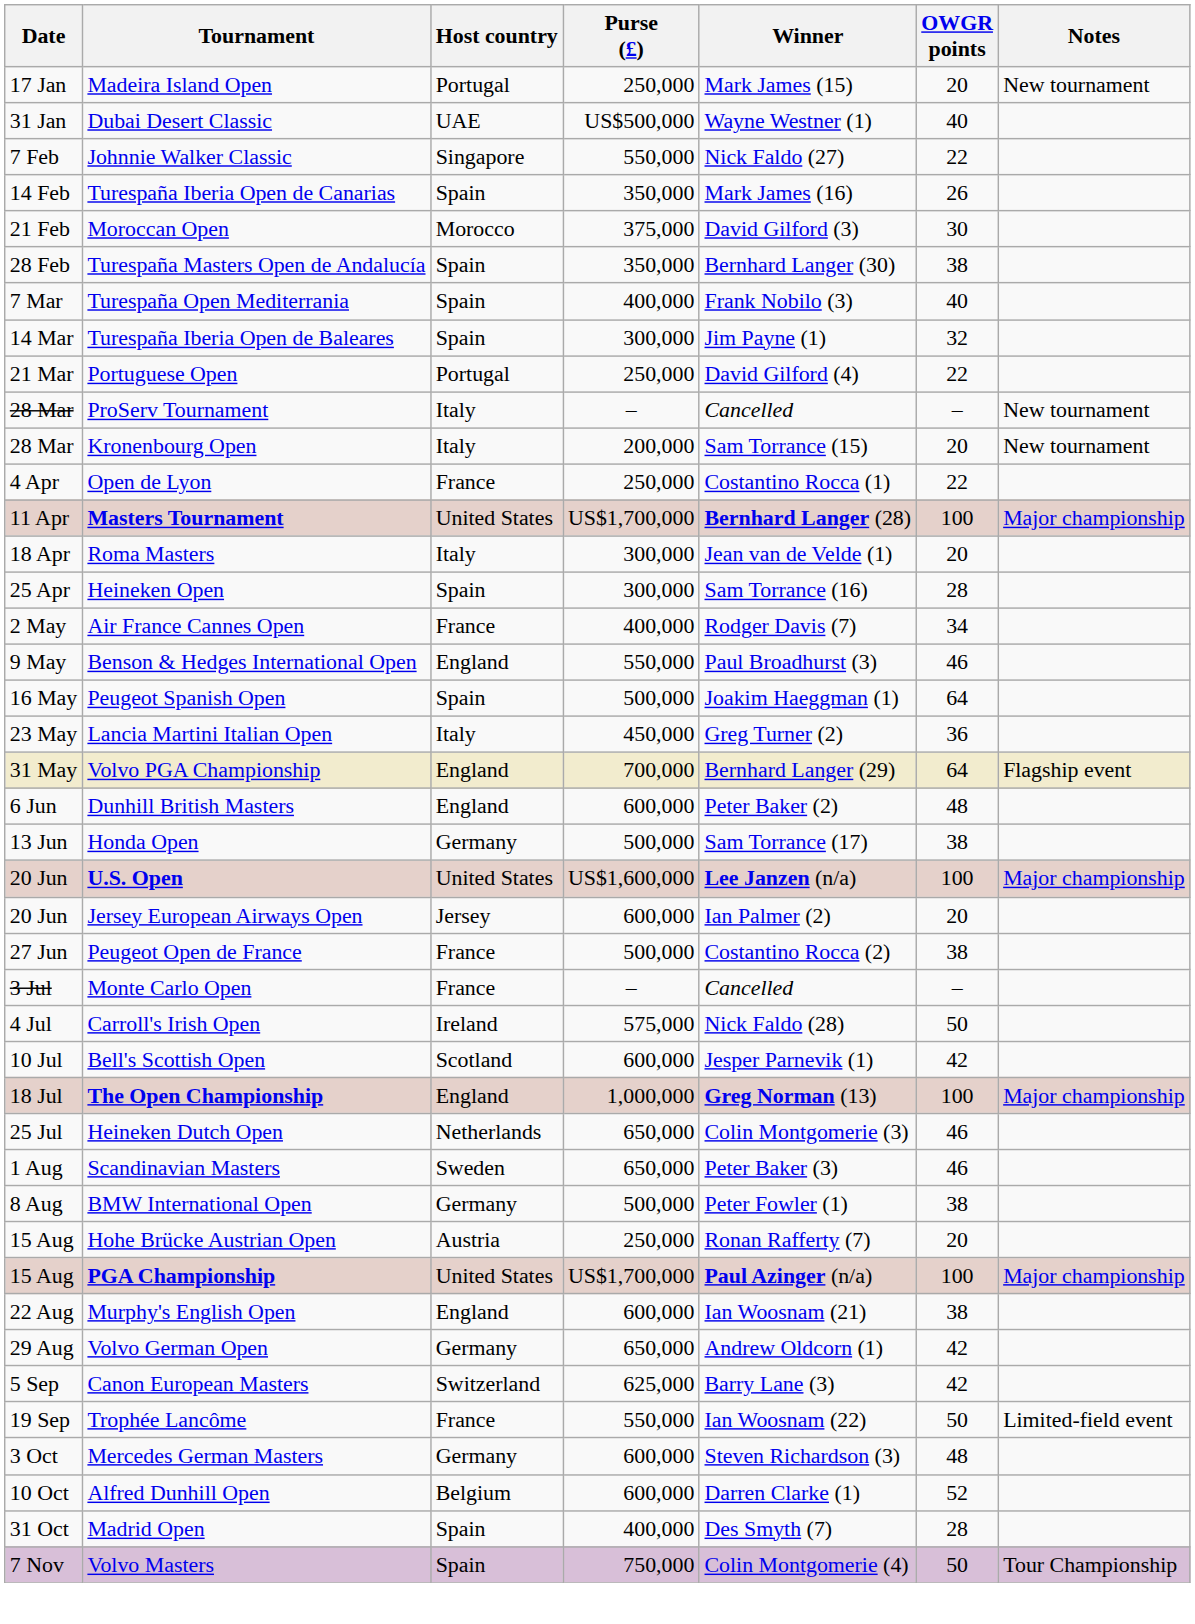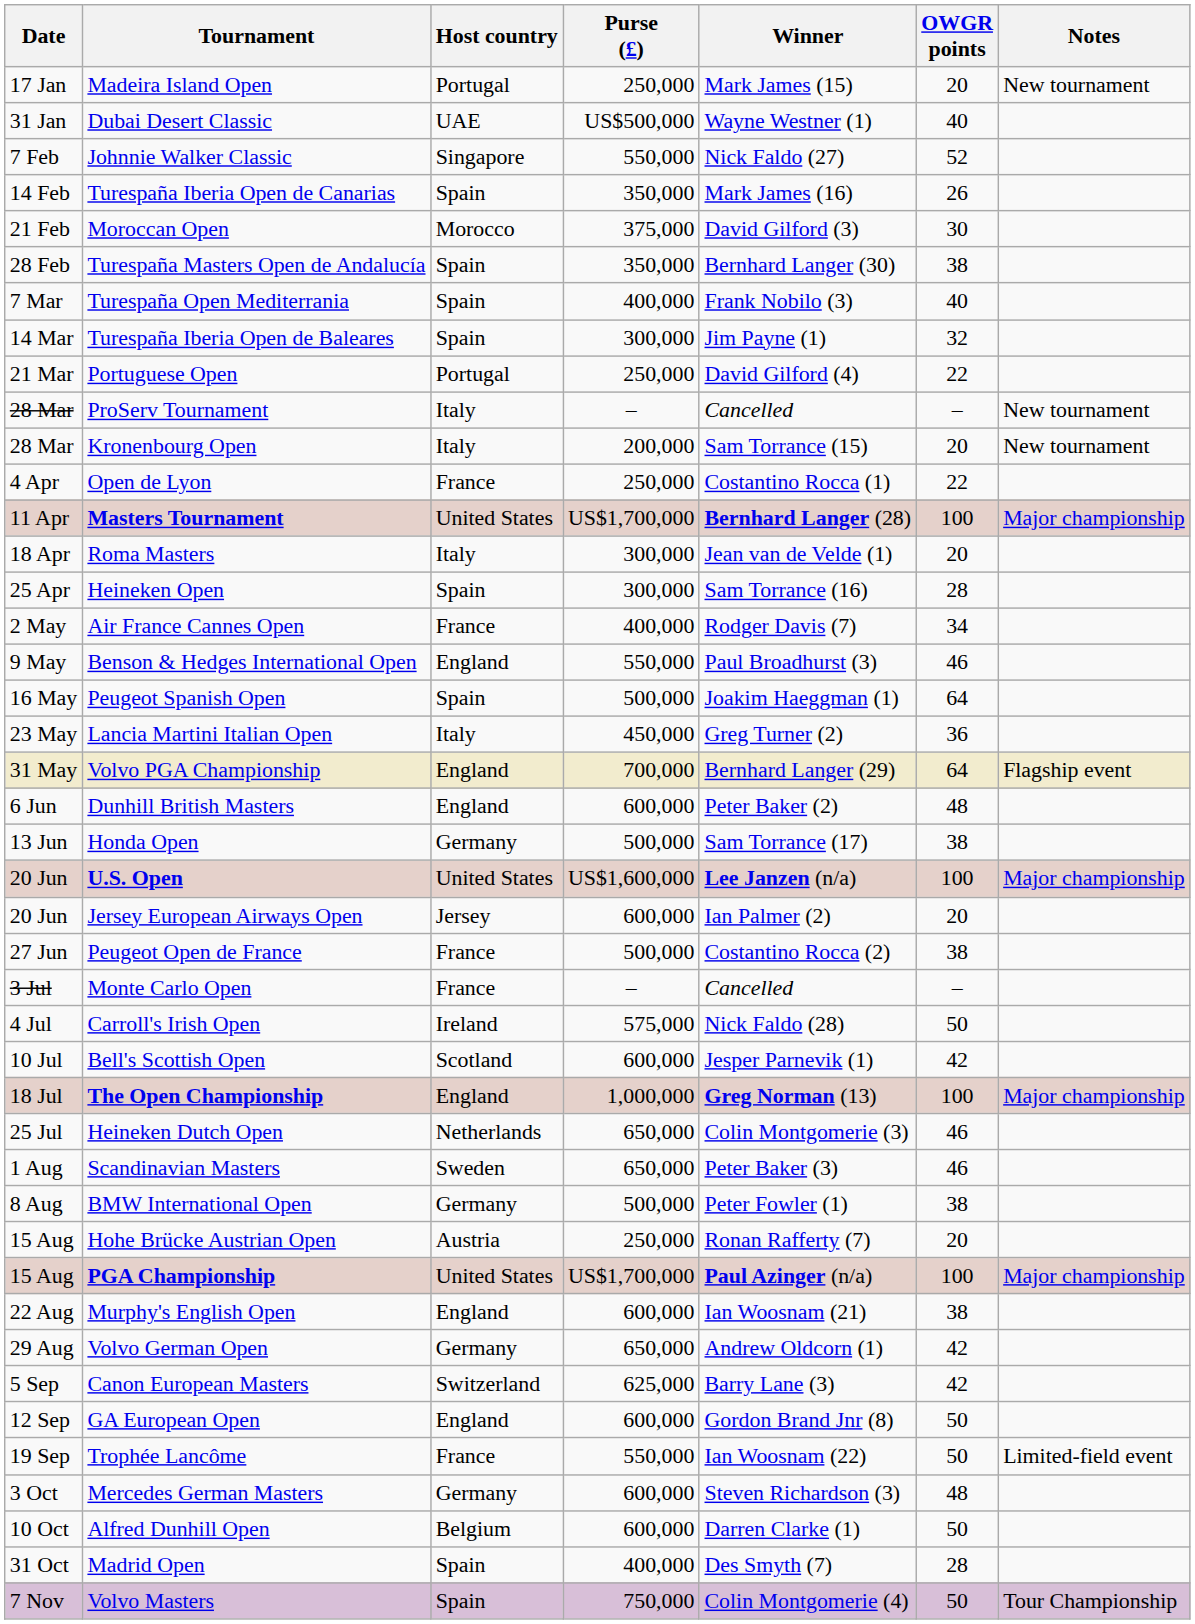(957, 156) 22 -> (957, 156) 52
+ row: (174, 1420)
(957, 1492) 52 -> (957, 1528) 50
